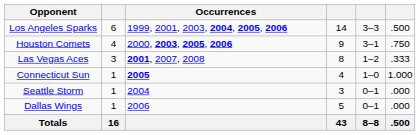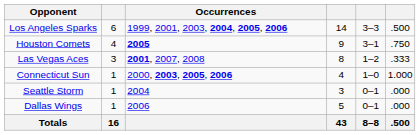(180, 43) 2000, 2003, 2005, 2006 -> (138, 43) 2005
(138, 75) 2005 -> (180, 75) 2000, 2003, 2005, 2006
